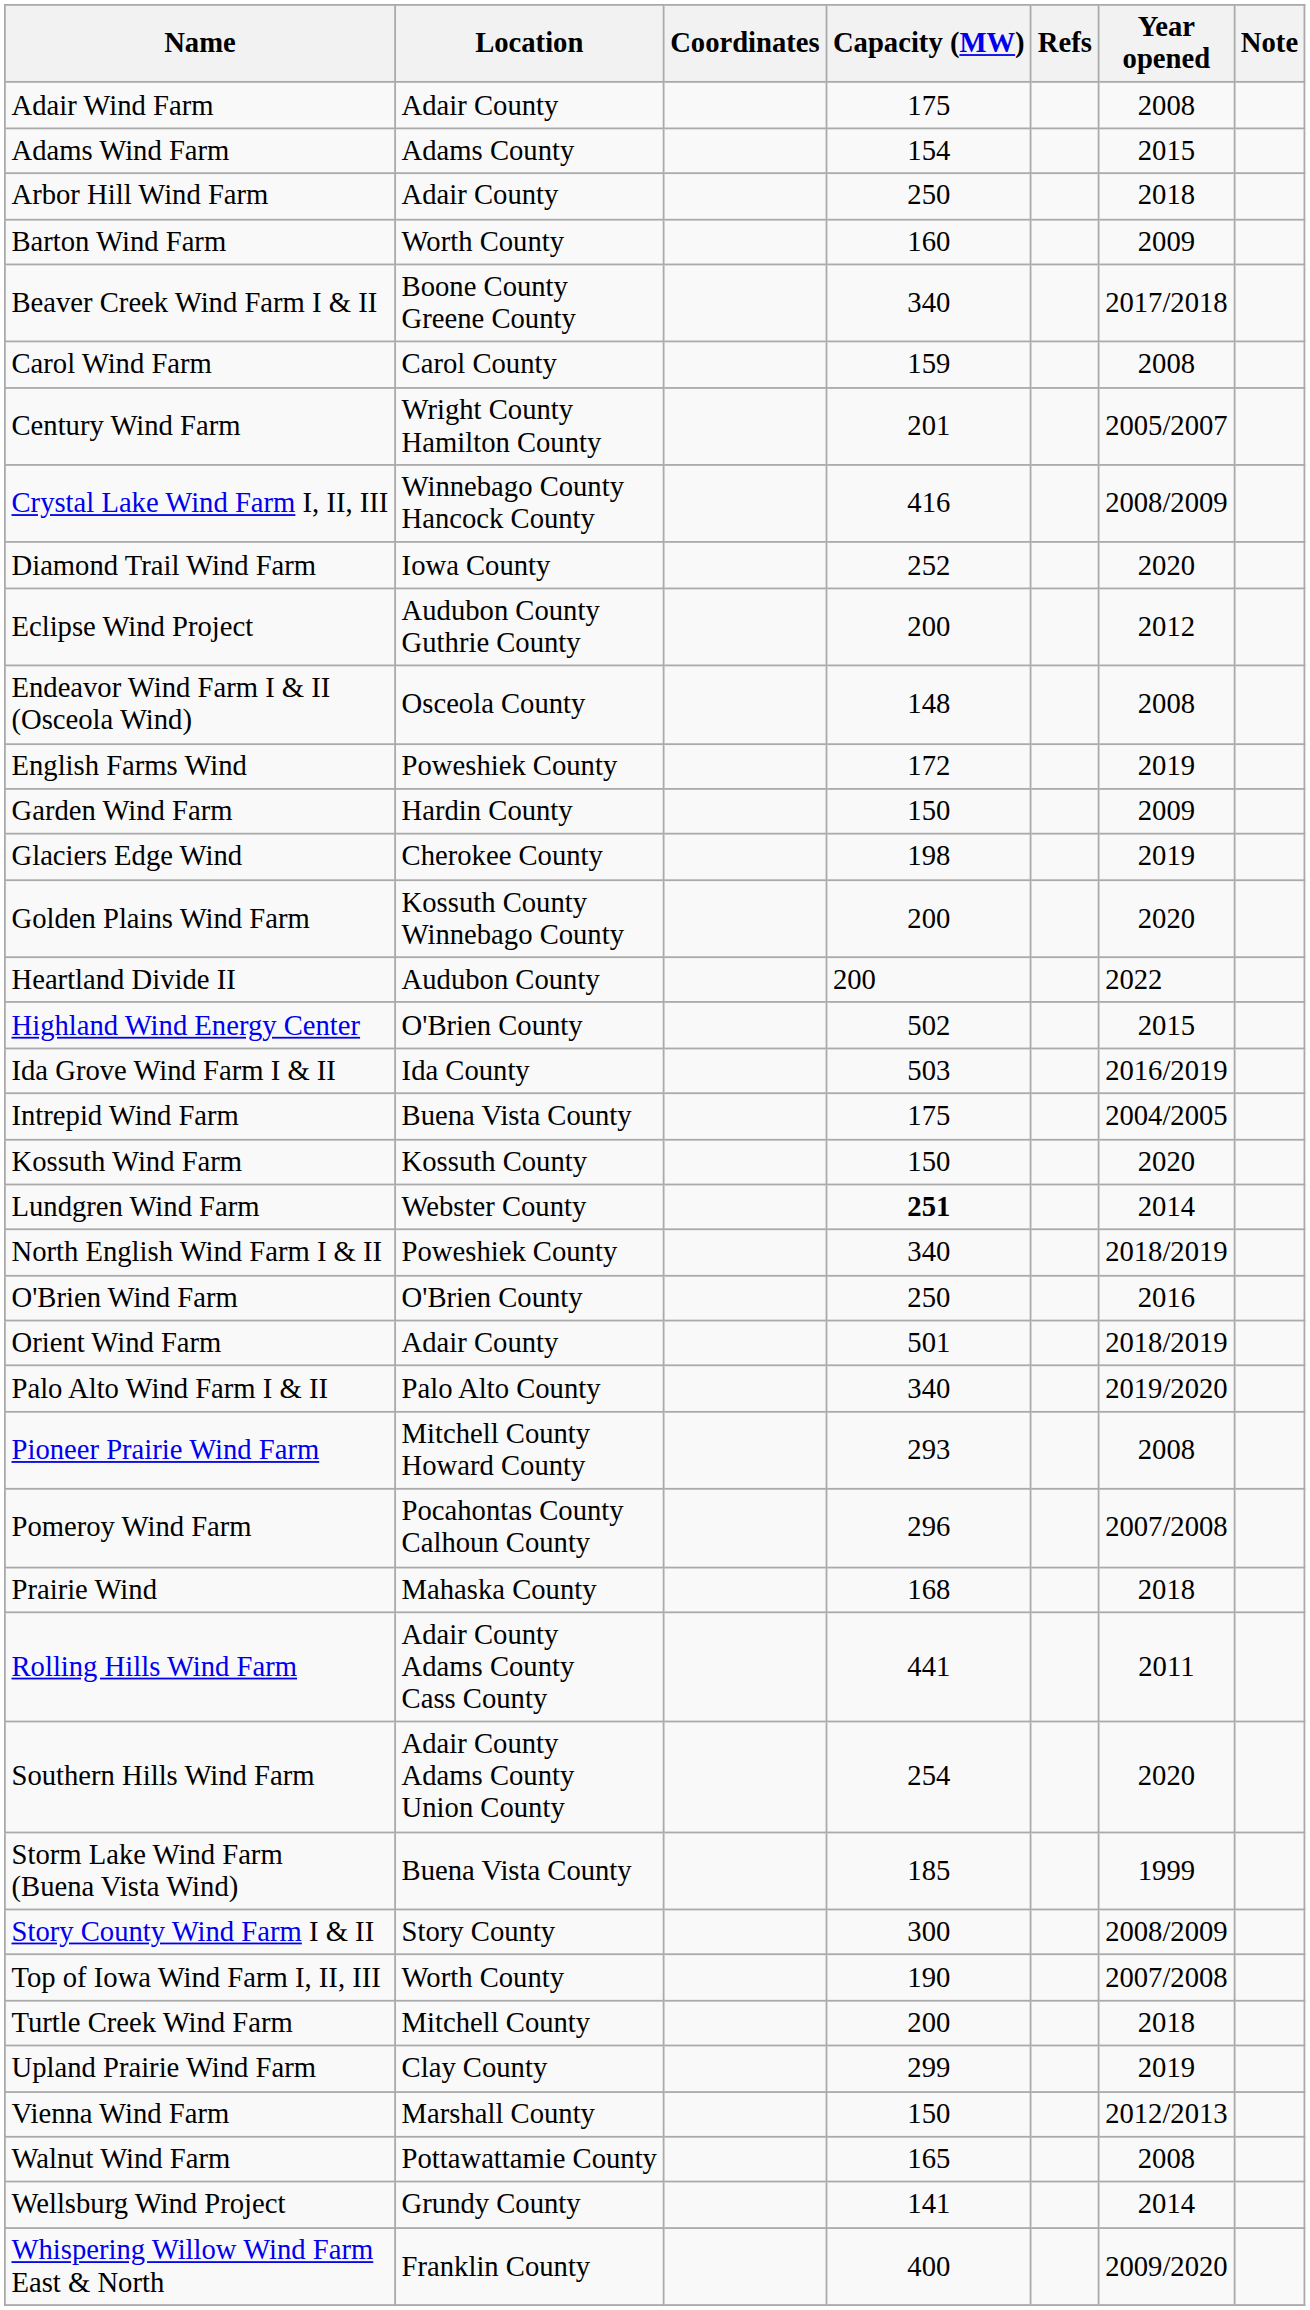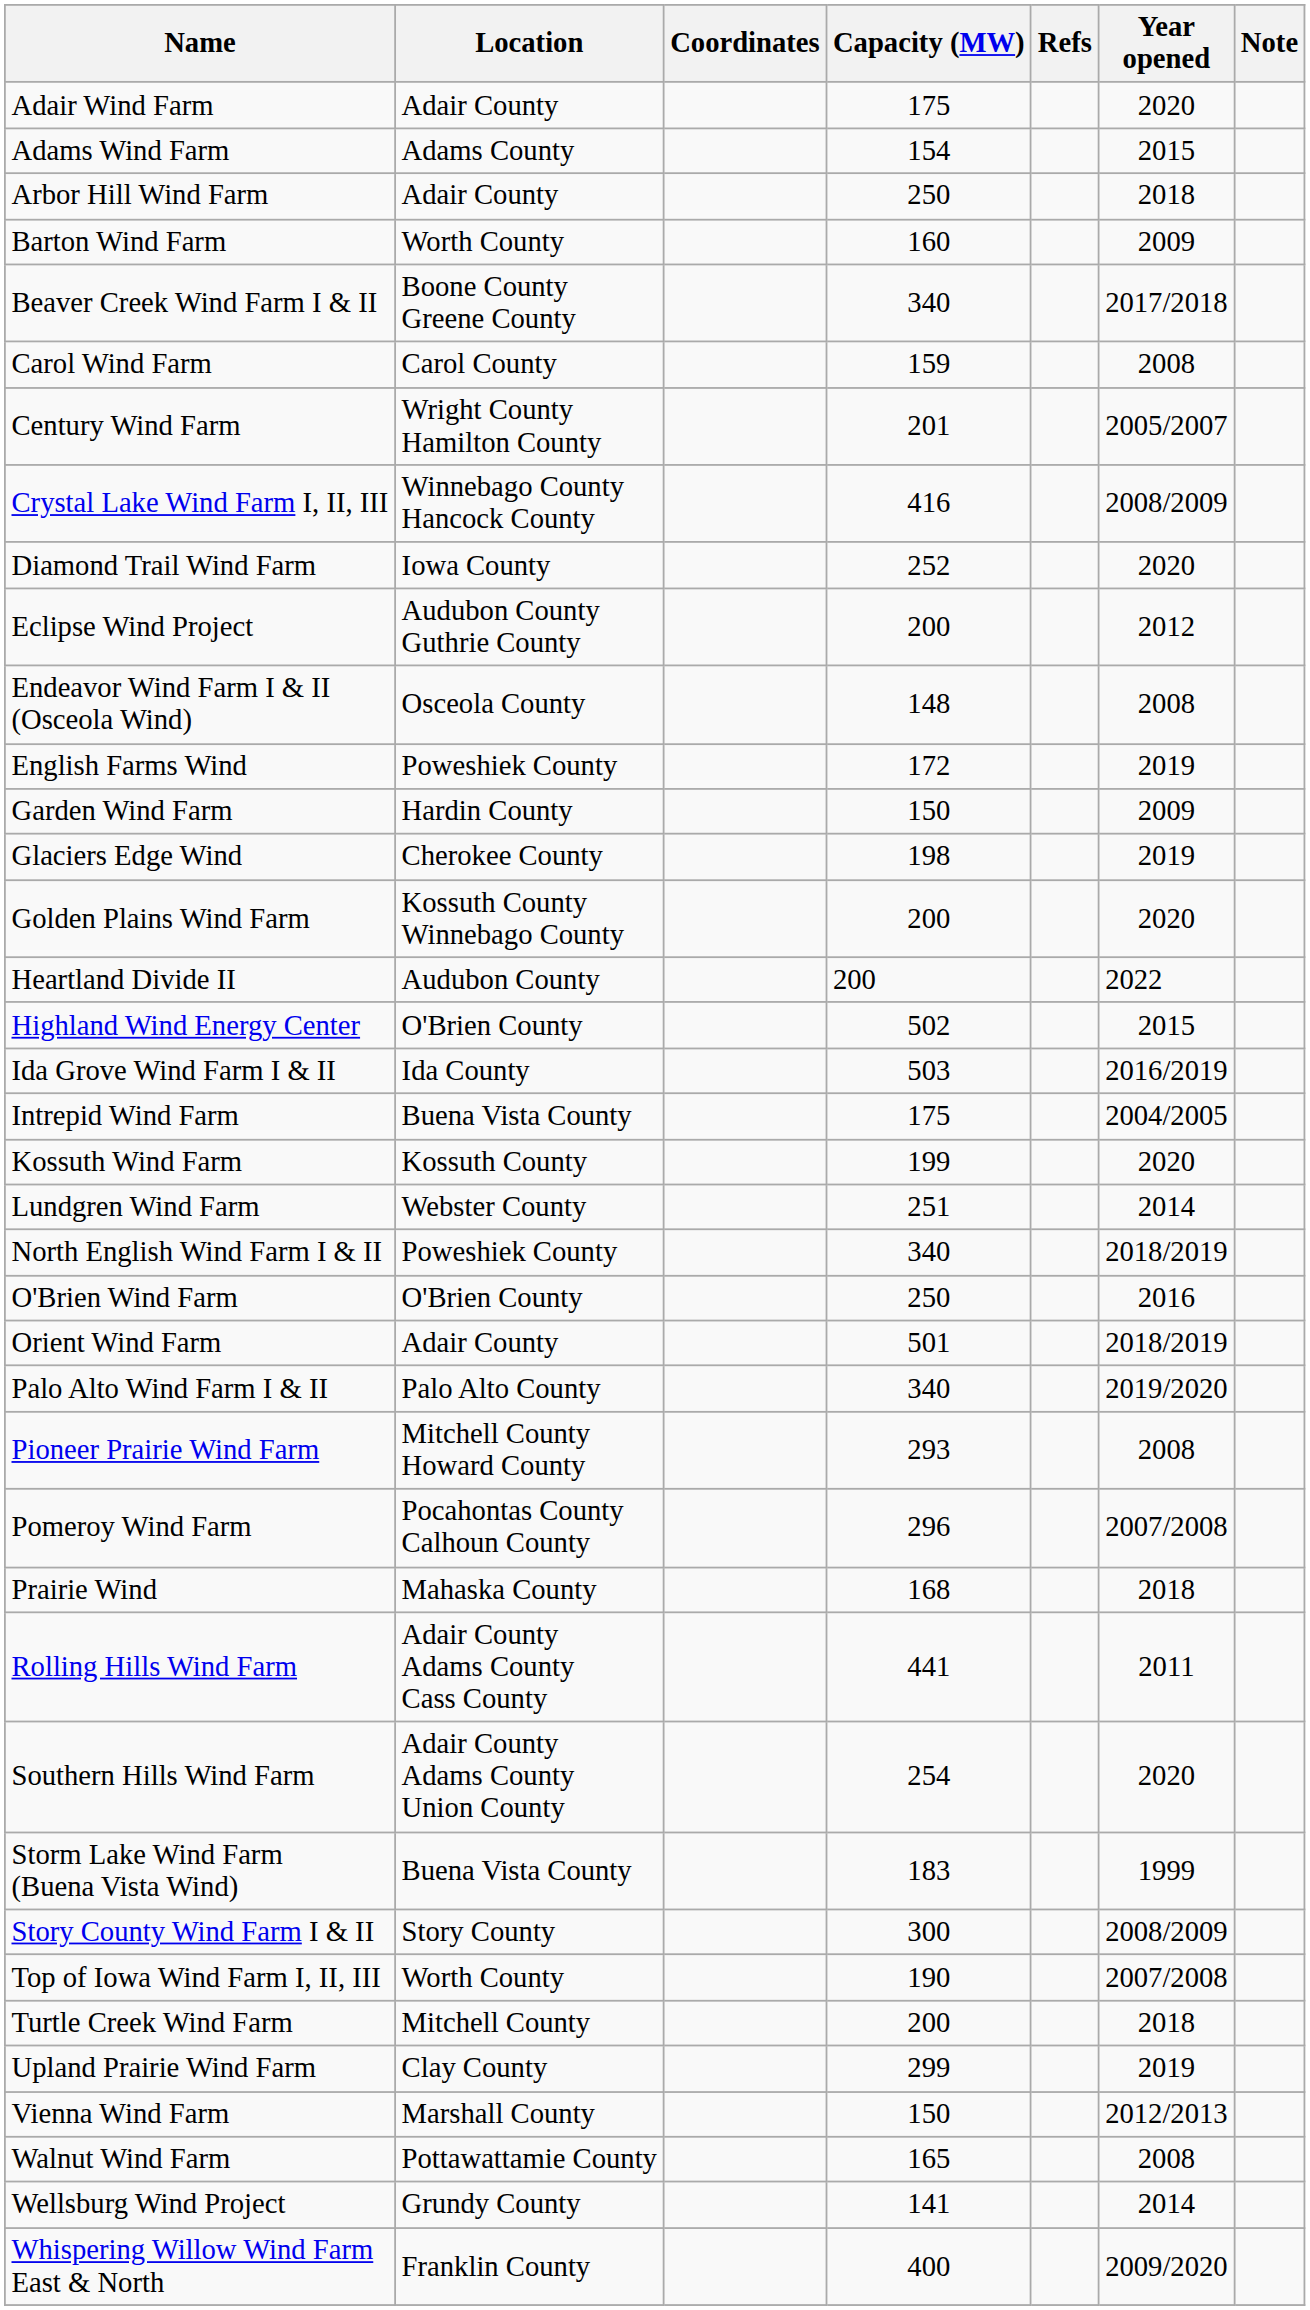(1166, 104) 2008 -> (1166, 104) 2020
(929, 1161) 150 -> (929, 1161) 199
(929, 1206) bold -> (929, 1206) normal
(929, 1870) 185 -> (929, 1870) 183
